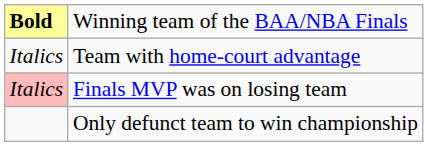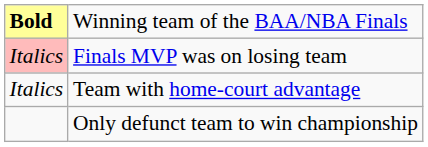rows swapped: (217, 55) <-> (210, 89)
